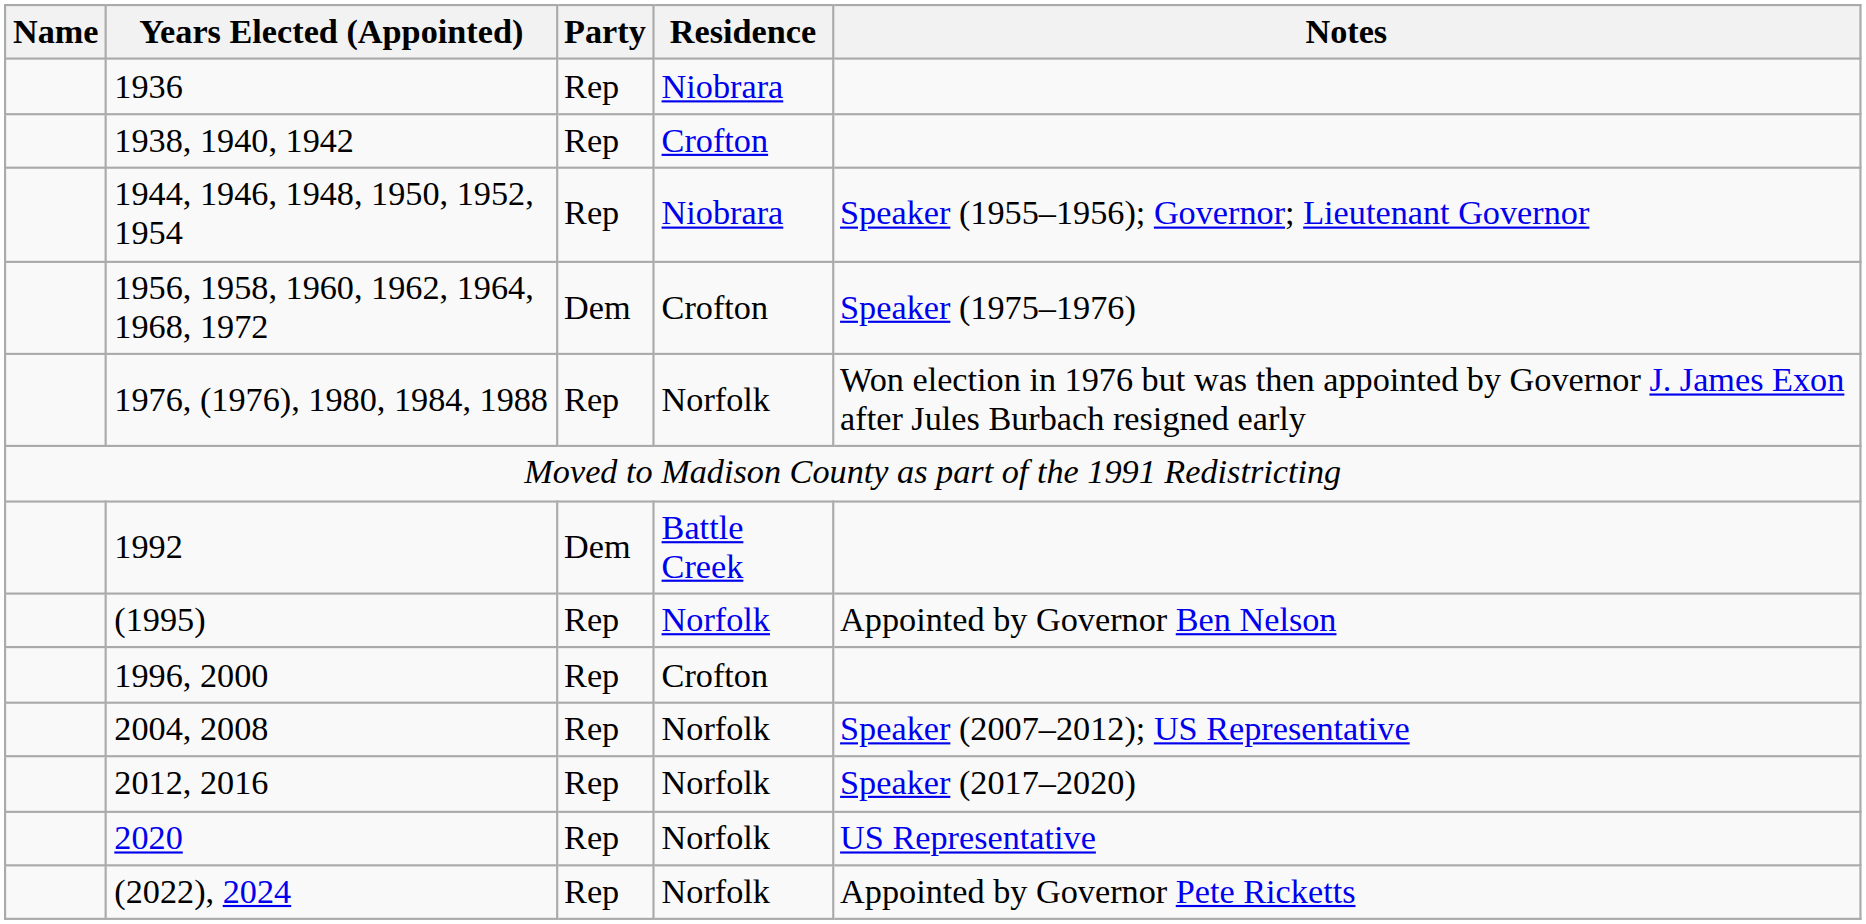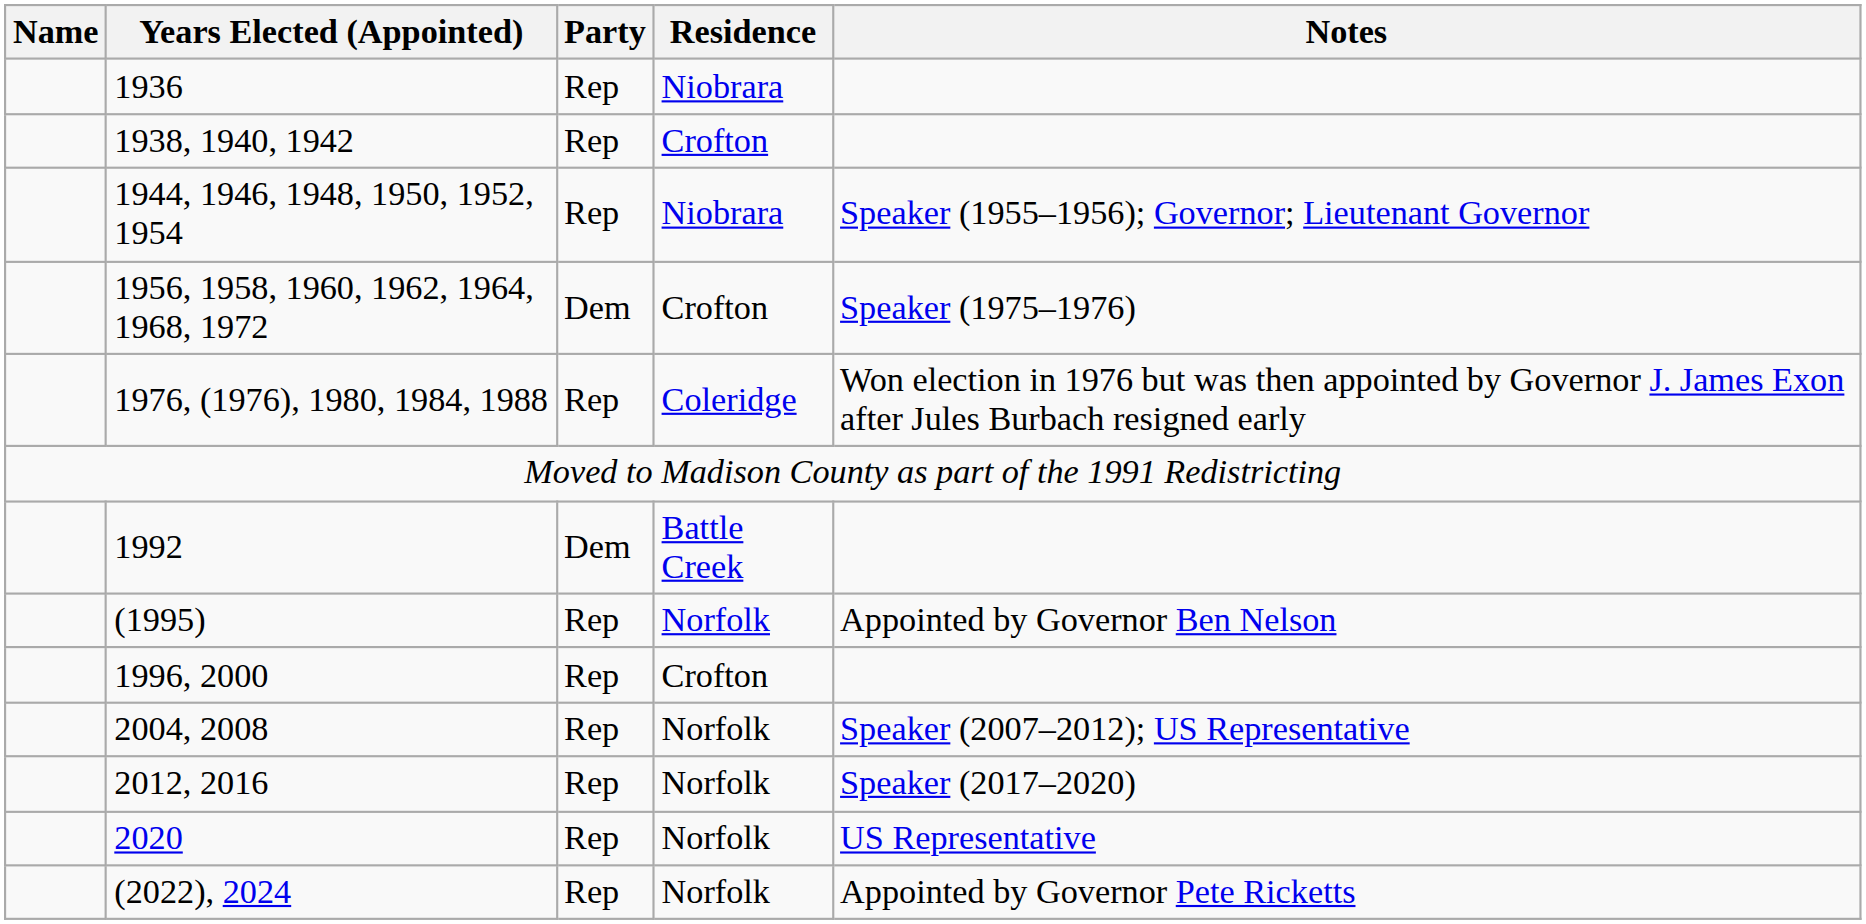(716, 399) Norfolk -> (729, 399) Coleridge
